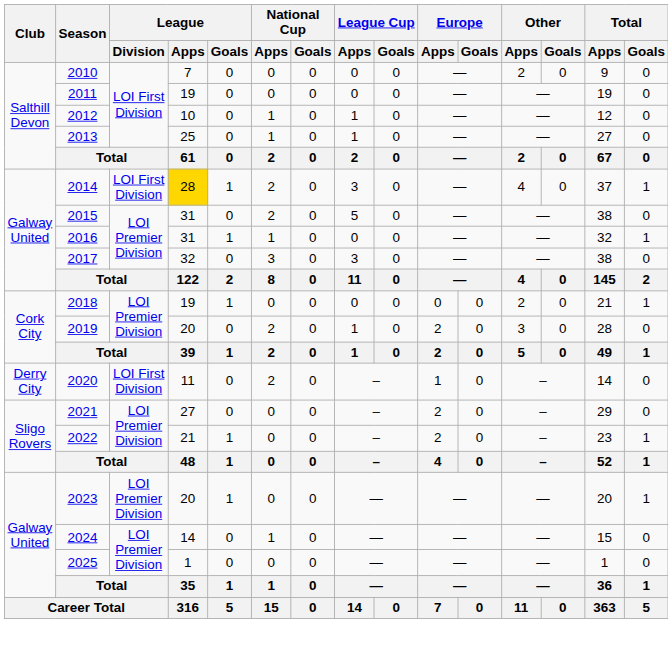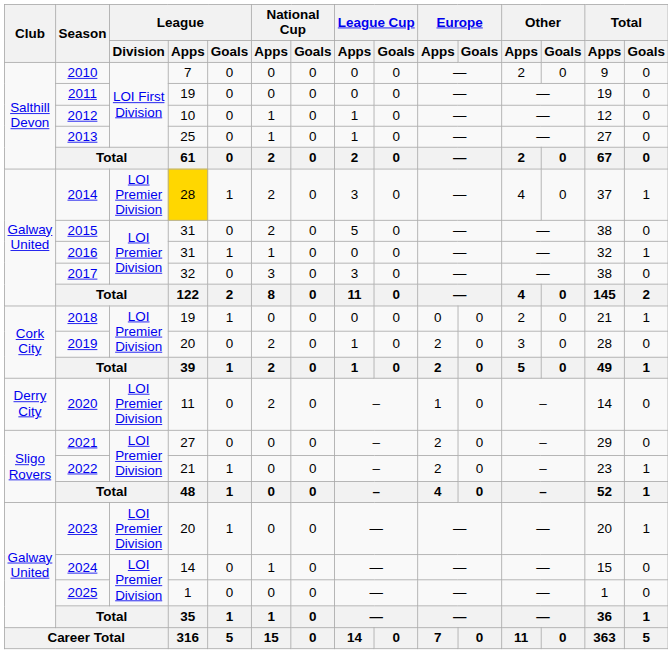(139, 187) LOI First Division -> (139, 194) LOI Premier Division
(139, 381) LOI First Division -> (139, 404) LOI Premier Division
